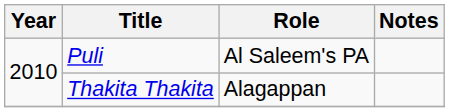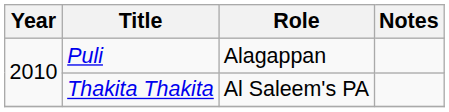(296, 55) Al Saleem's PA -> (275, 55) Alagappan
(275, 89) Alagappan -> (296, 89) Al Saleem's PA
